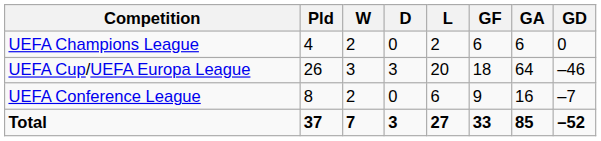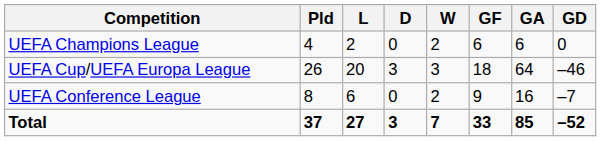columns swapped: (363, 18) <-> (448, 18)
